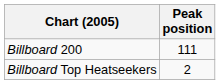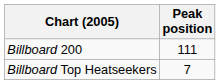(187, 69) 2 -> (187, 69) 7
